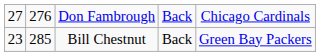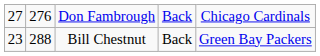(40, 39) 285 -> (40, 39) 288
